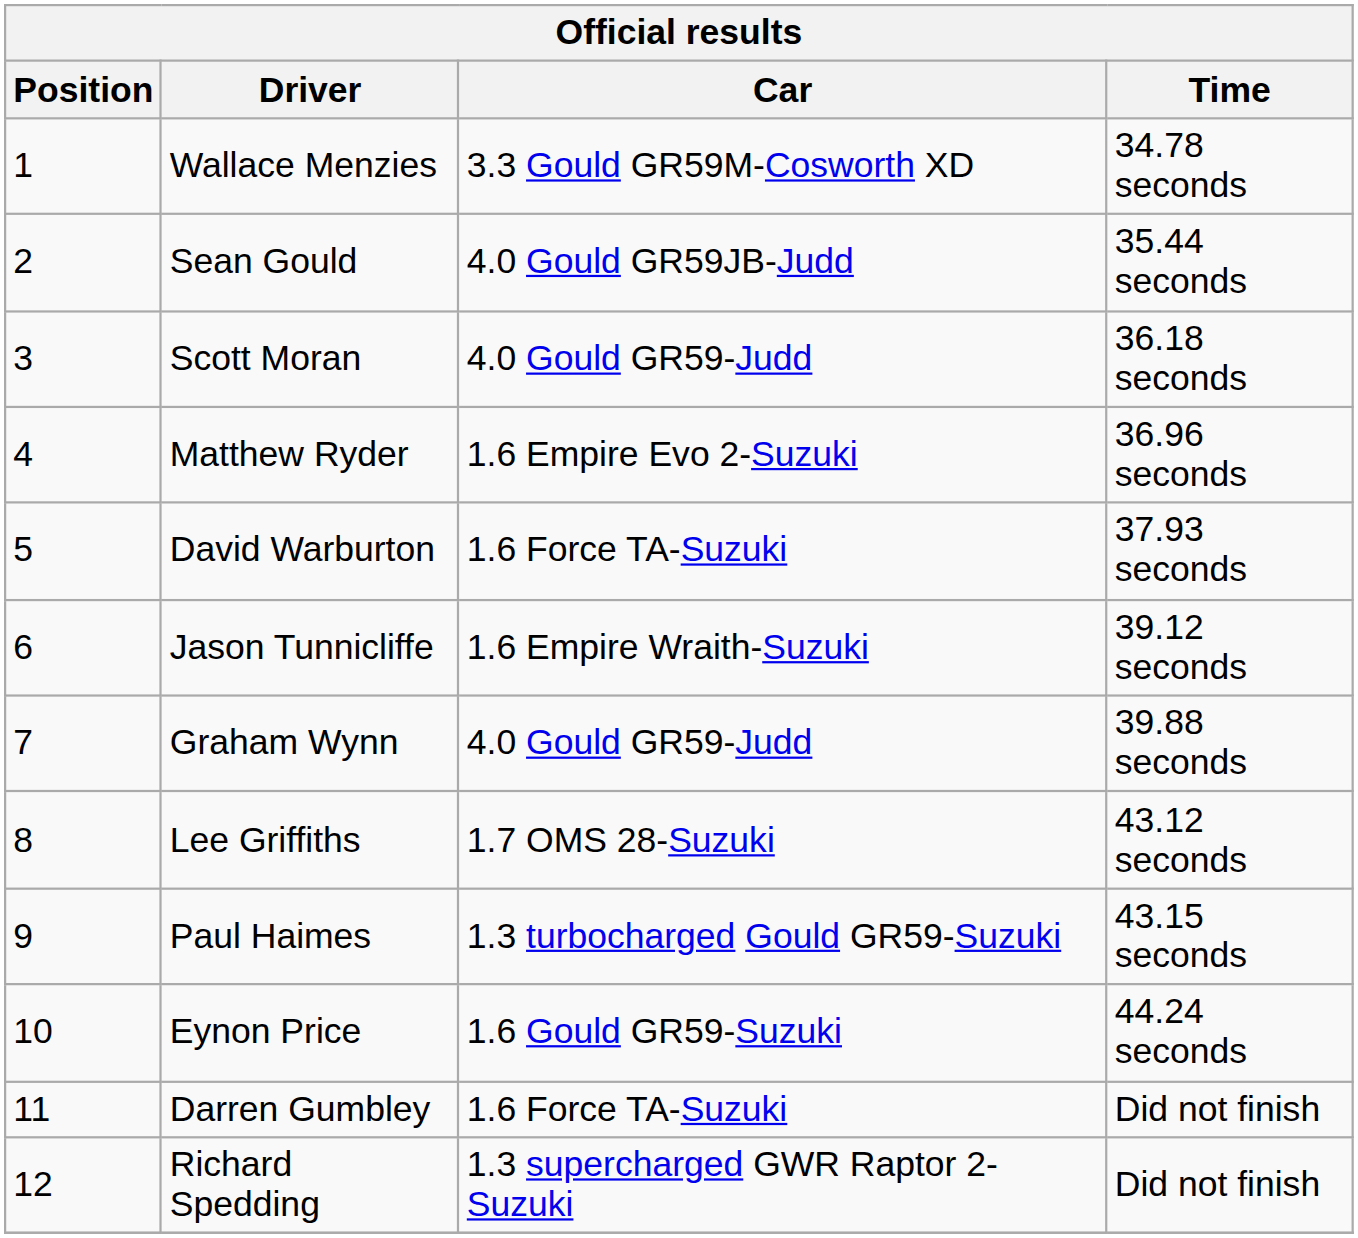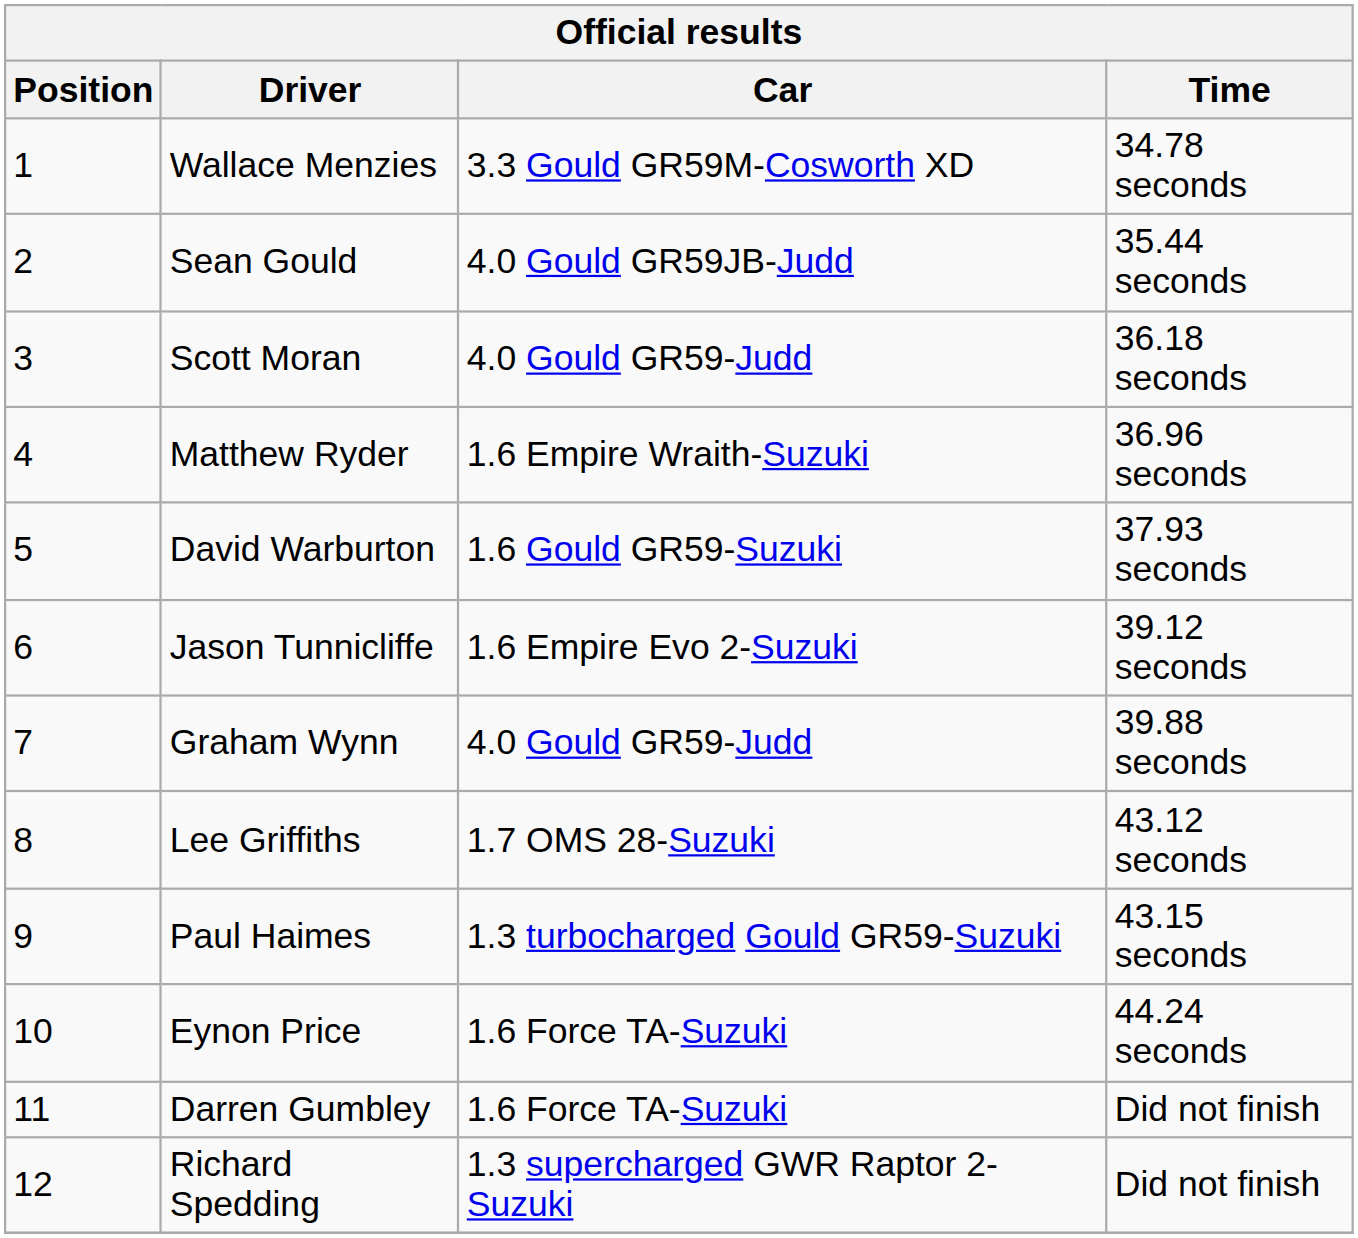(662, 454) 1.6 Empire Evo 2-Suzuki -> (668, 454) 1.6 Empire Wraith-Suzuki
(627, 550) 1.6 Force TA-Suzuki -> (654, 550) 1.6 Gould GR59-Suzuki
(668, 646) 1.6 Empire Wraith-Suzuki -> (662, 646) 1.6 Empire Evo 2-Suzuki
(654, 1031) 1.6 Gould GR59-Suzuki -> (627, 1031) 1.6 Force TA-Suzuki
